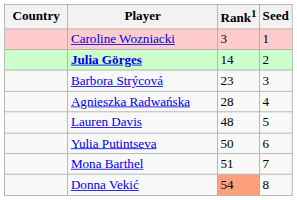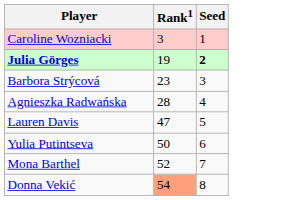- column: (36, 16)
(227, 60) 14 -> (164, 60) 19
(266, 60) normal -> (202, 60) bold
(227, 122) 48 -> (164, 122) 47
(227, 164) 51 -> (164, 164) 52
